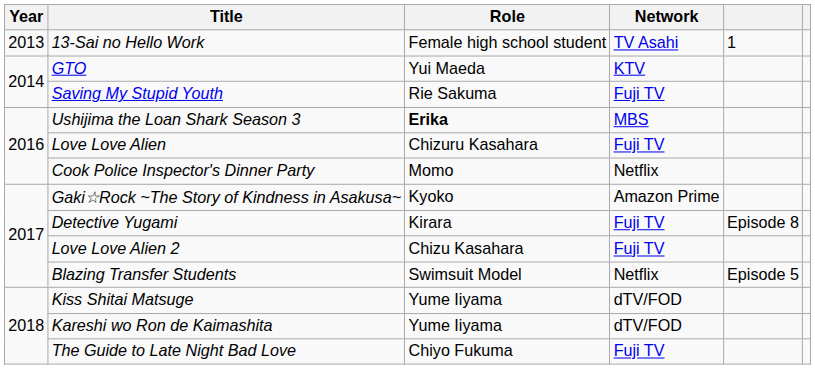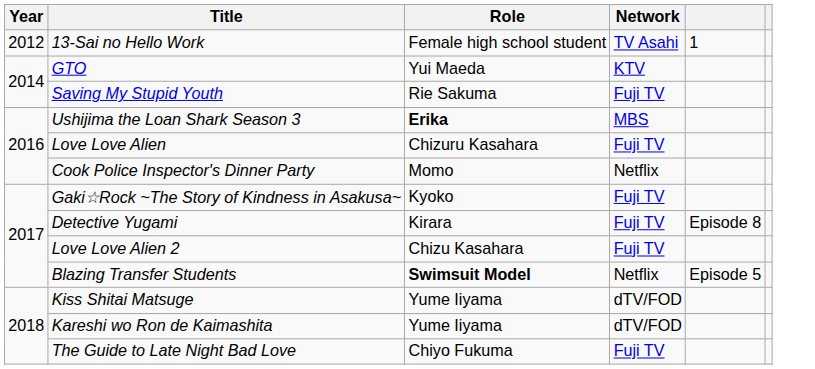(26, 42) 2013 -> (26, 42) 2012
(667, 197) Amazon Prime -> (639, 197) Fuji TV
(465, 274) normal -> (470, 274) bold
